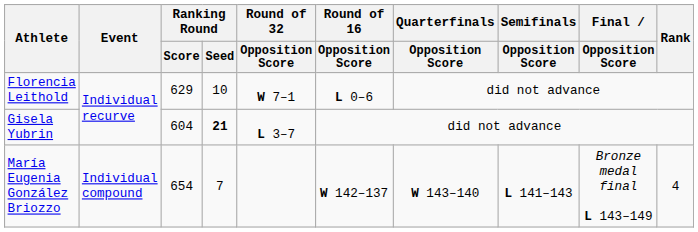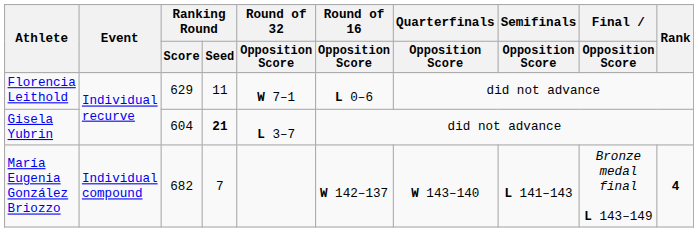(220, 91) 10 -> (220, 91) 11
(182, 186) 654 -> (182, 186) 682
(676, 186) normal -> (676, 186) bold
